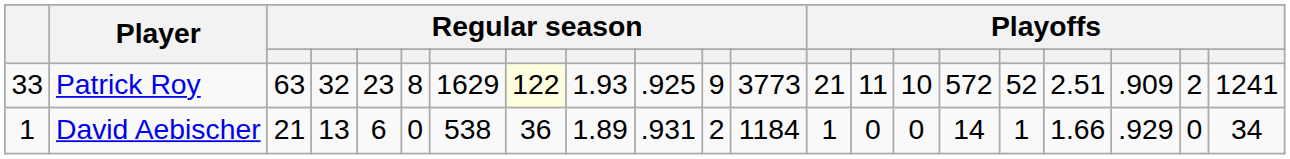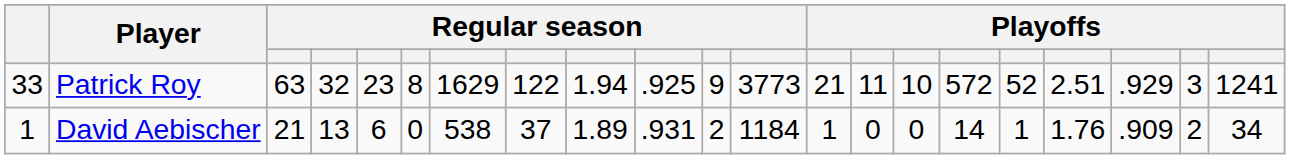(536, 84) lightyellow background -> (536, 84) no background
(600, 84) 1.93 -> (600, 84) 1.94
(1146, 84) .909 -> (1146, 84) .929
(1194, 84) 2 -> (1194, 84) 3
(536, 129) 36 -> (536, 129) 37
(1078, 129) 1.66 -> (1078, 129) 1.76
(1146, 129) .929 -> (1146, 129) .909
(1194, 129) 0 -> (1194, 129) 2
